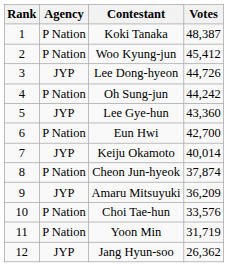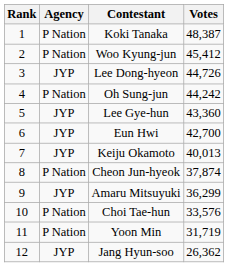(64, 133) P Nation -> (64, 133) JYP
(203, 152) 40,014 -> (203, 152) 40,013
(203, 192) 36,209 -> (203, 192) 36,299
